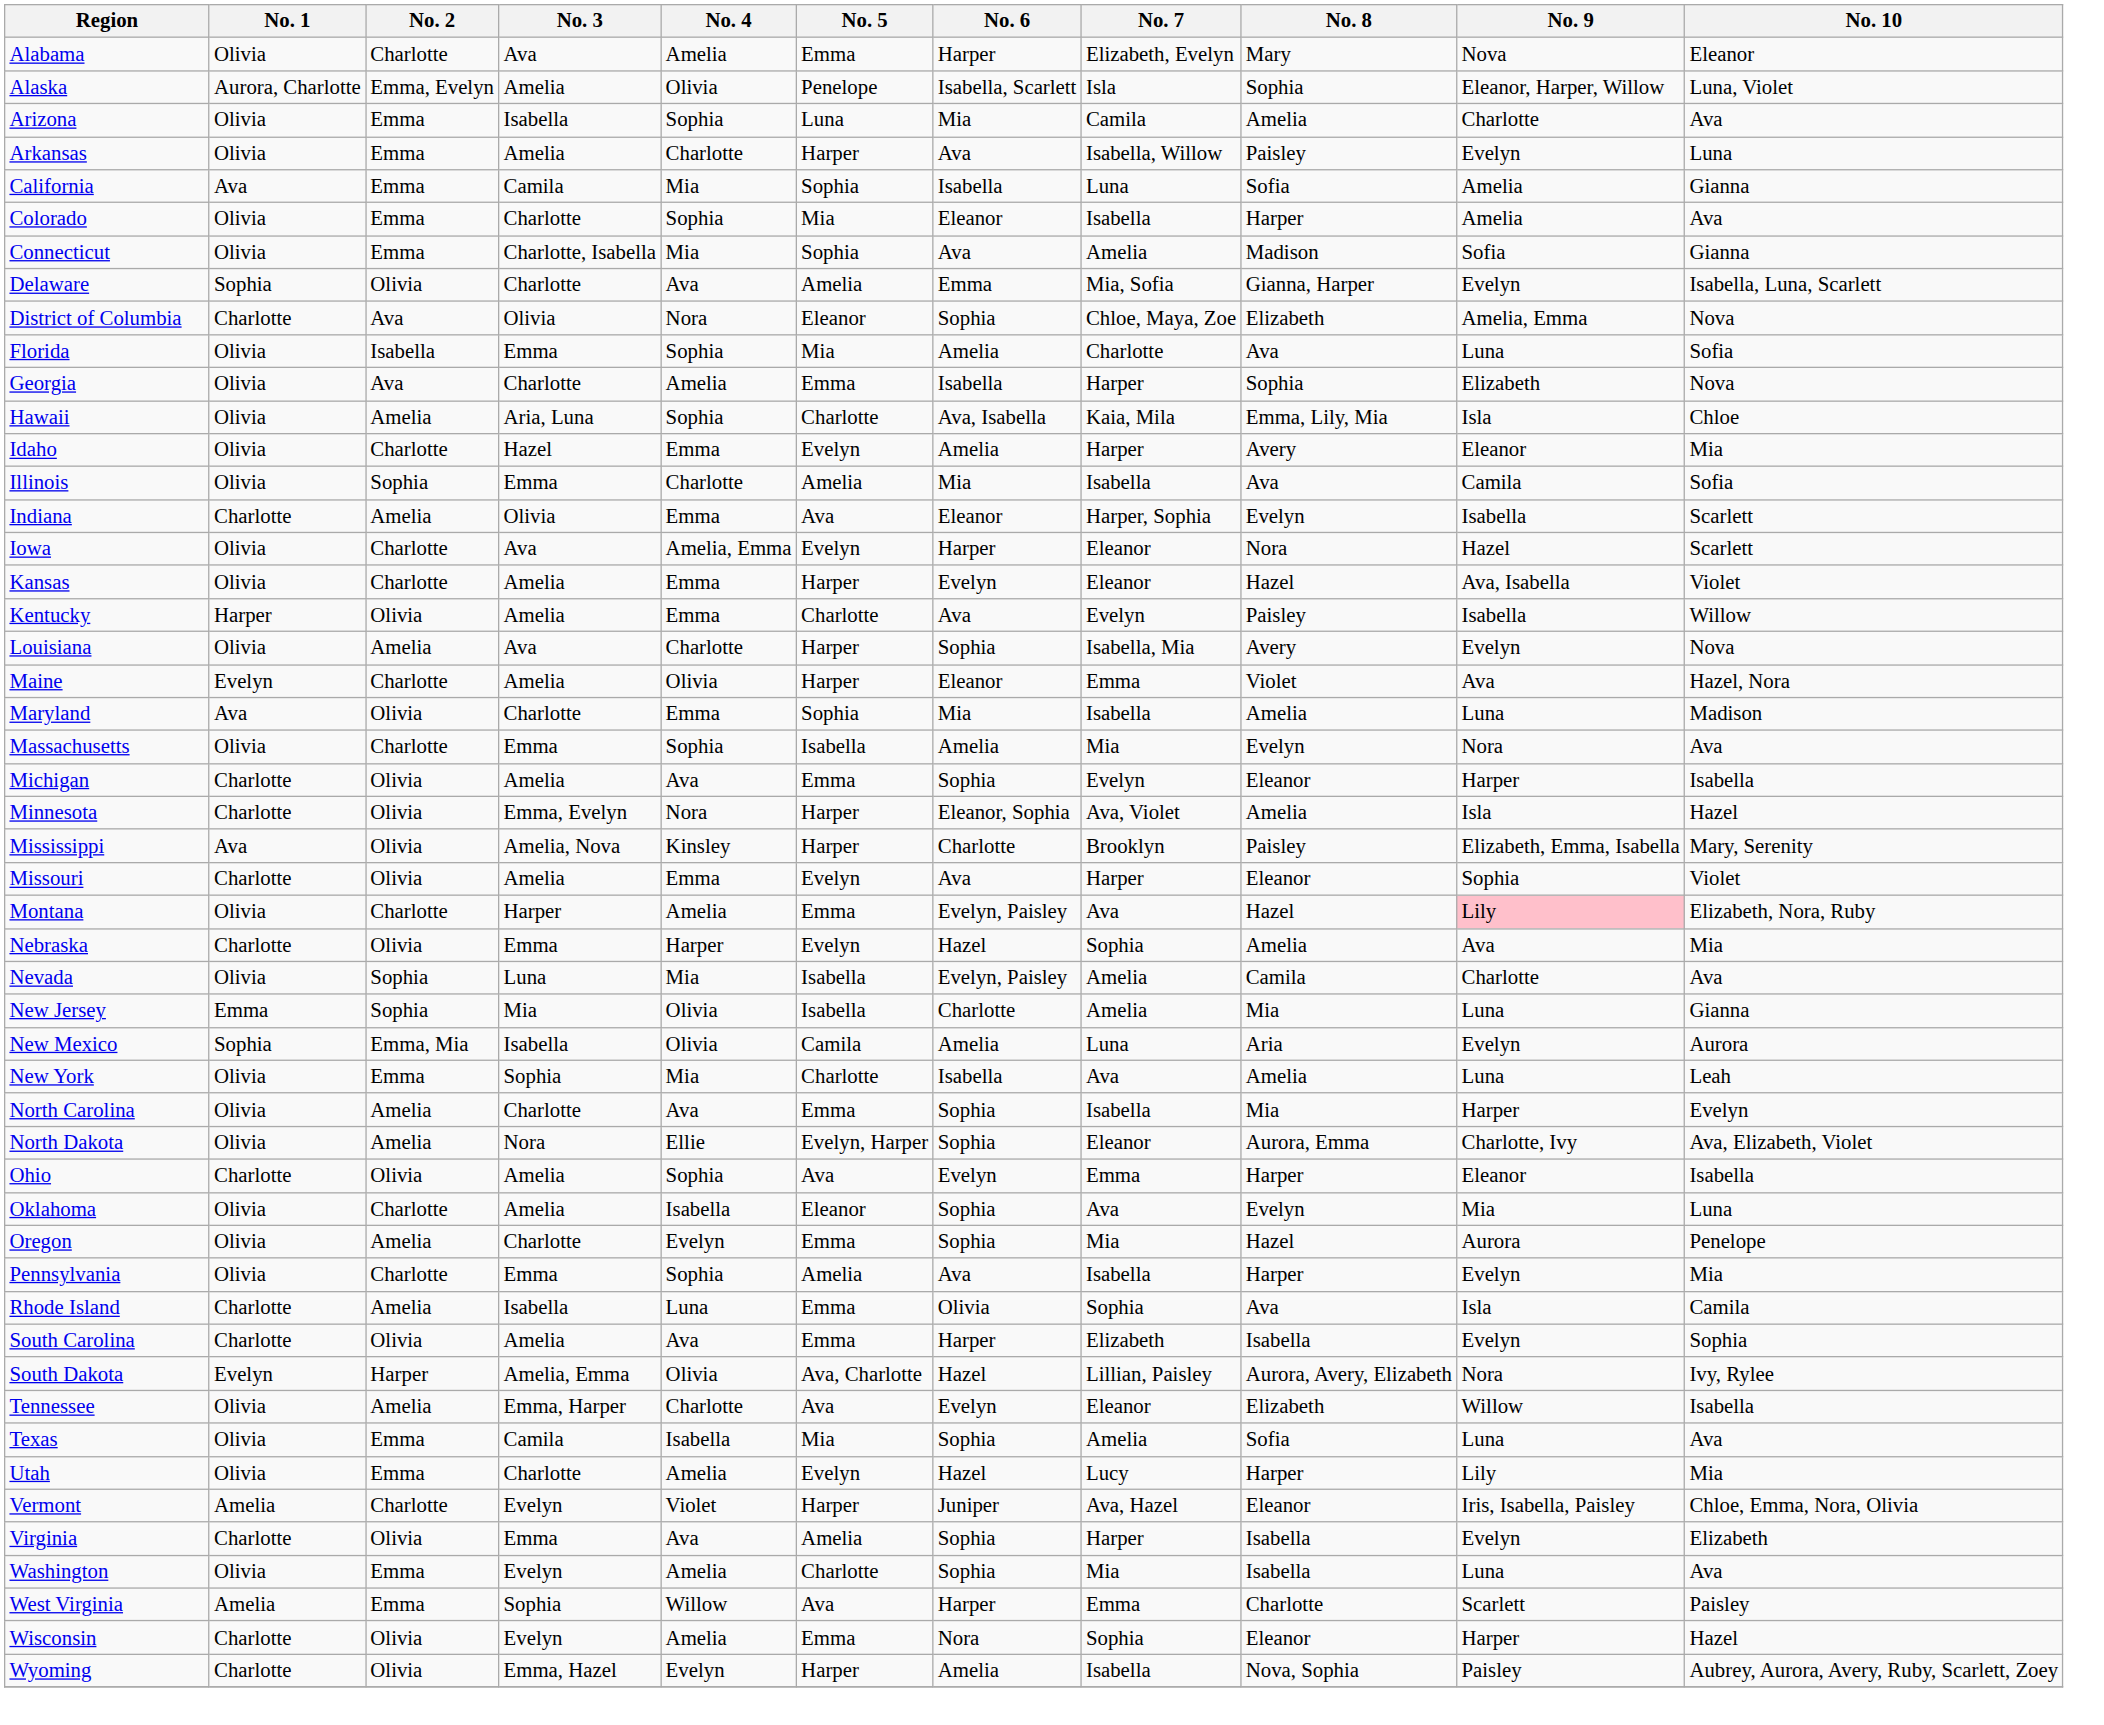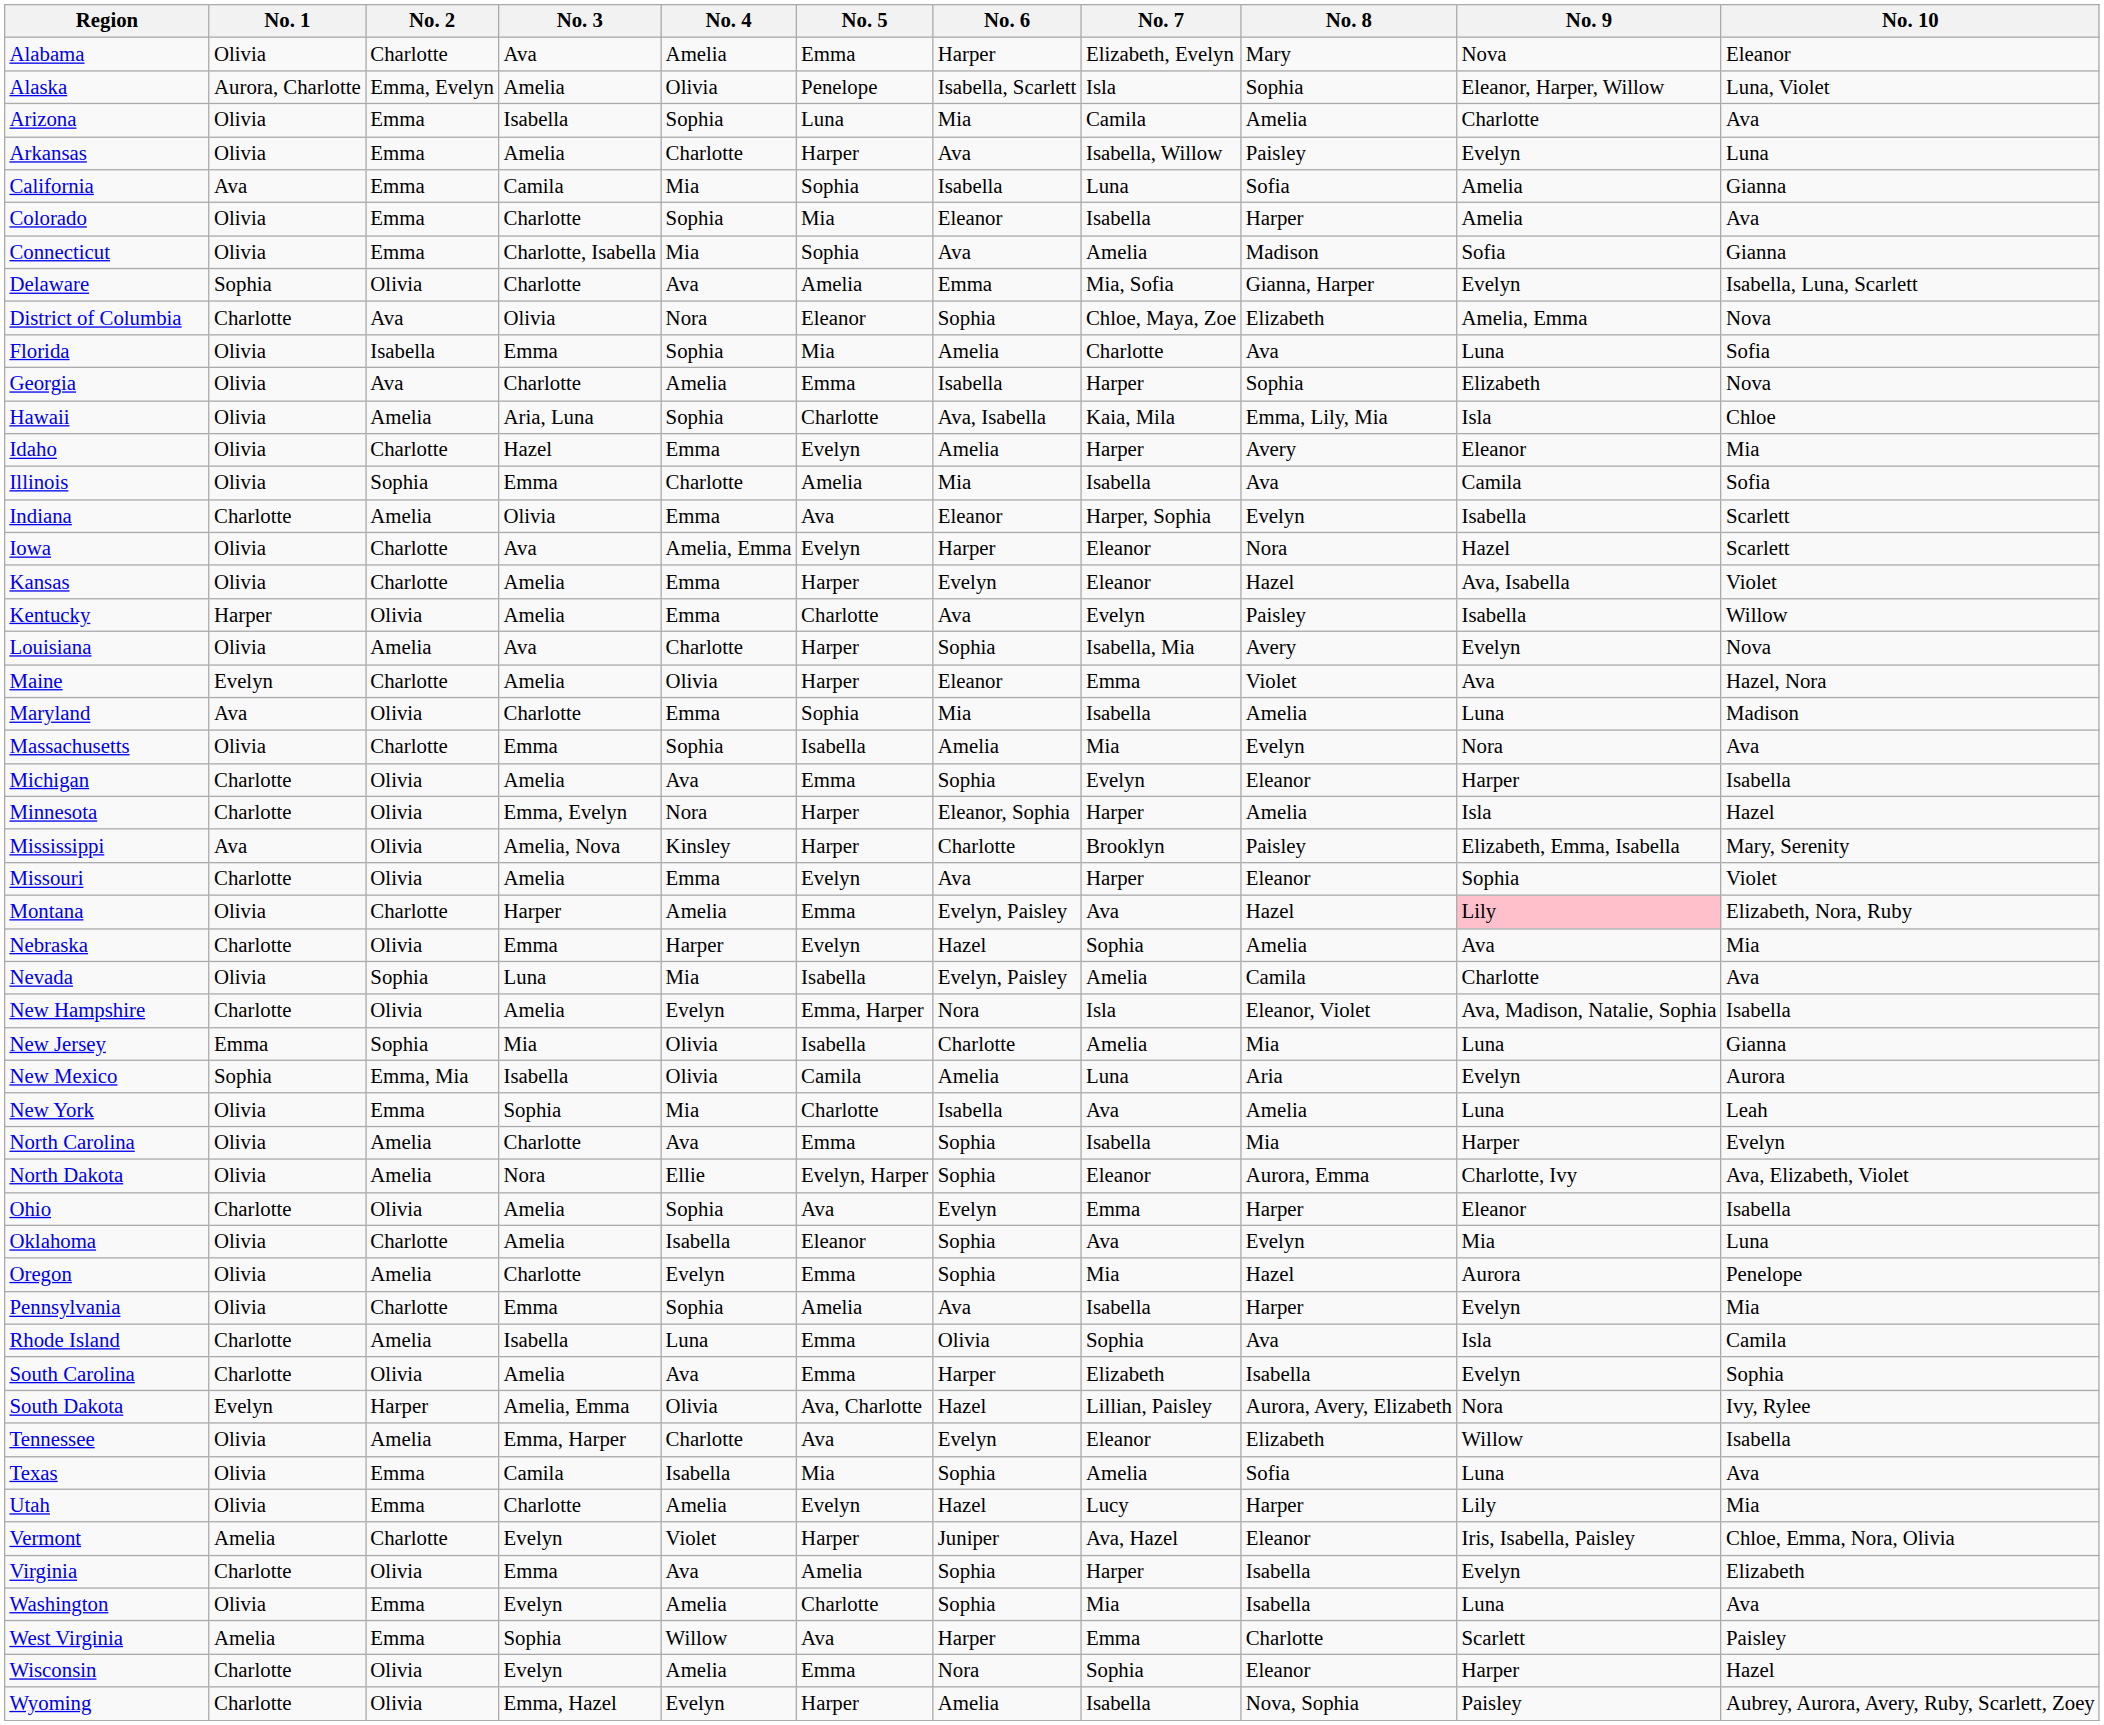(1133, 812) Ava, Violet -> (1115, 812) Harper
+ row: (77, 1010)
